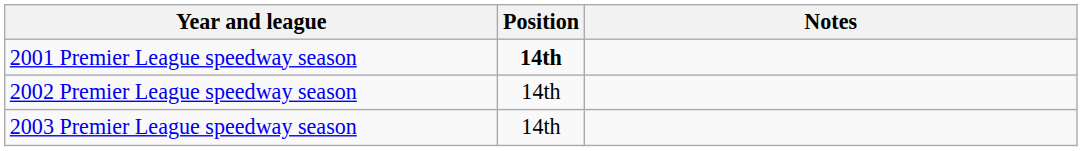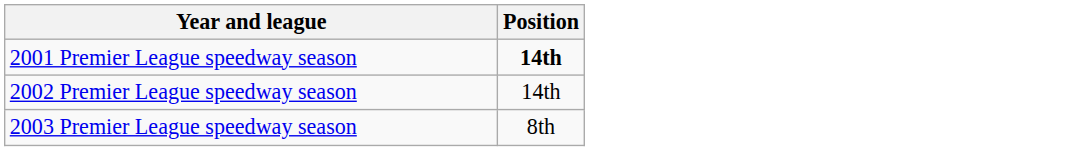- column: (831, 22)
(541, 127) 14th -> (541, 127) 8th
